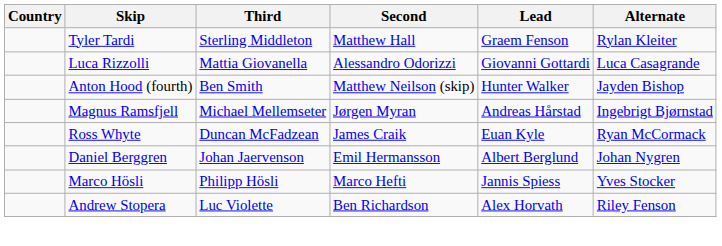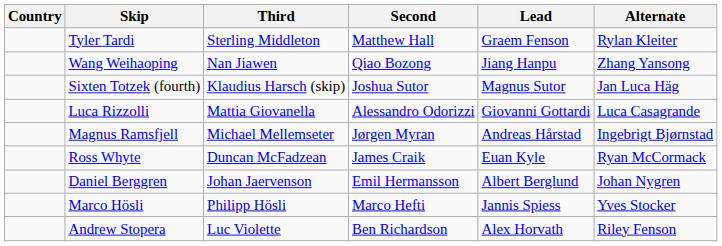+ row: (123, 63)
+ row: (134, 87)
- row: (130, 87)
